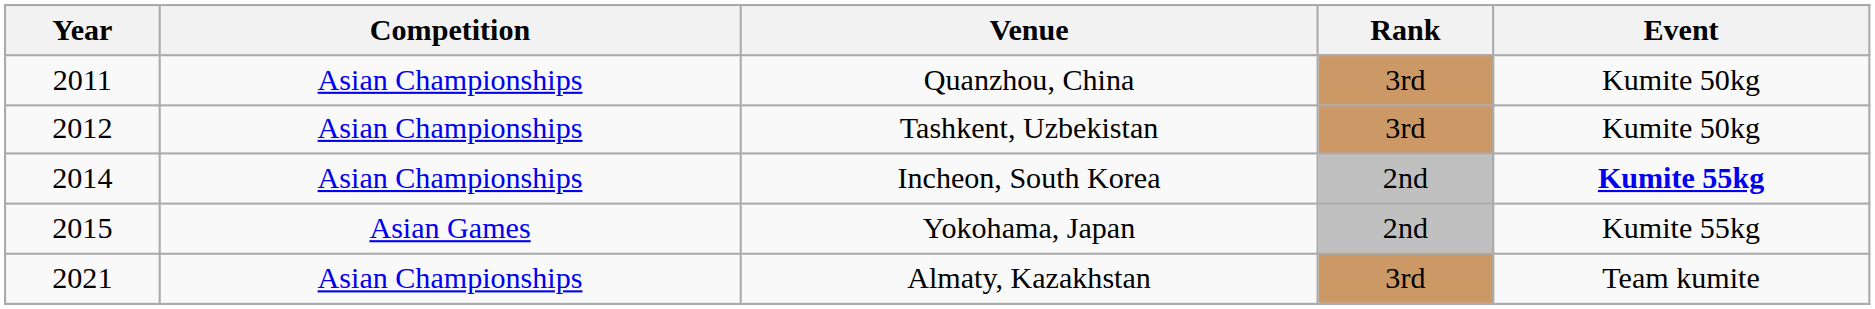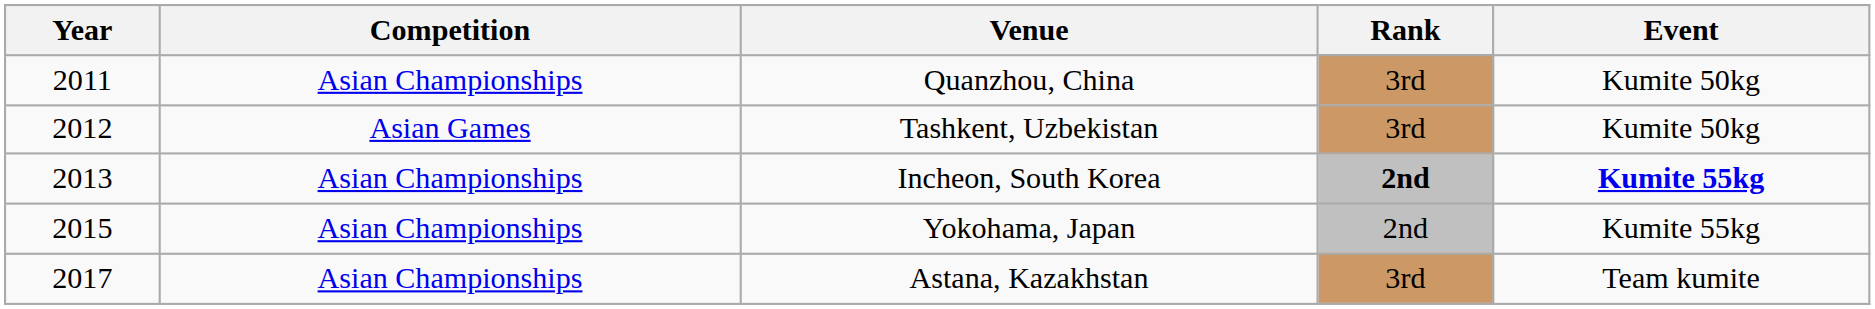(450, 128) Asian Championships -> (450, 128) Asian Games
(82, 178) 2014 -> (82, 178) 2013
(1405, 178) normal -> (1405, 178) bold
(450, 228) Asian Games -> (450, 228) Asian Championships
+ row: (1029, 277)
- row: (1029, 277)
